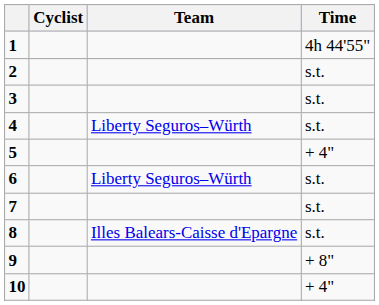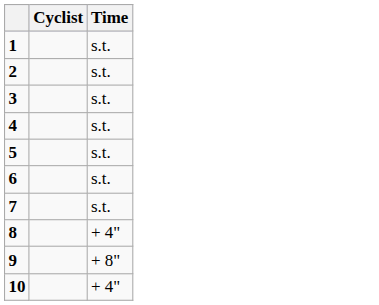- column: (194, 17)
(338, 44) 4h 44'55" -> (101, 44) s.t.
(320, 152) + 4" -> (101, 152) s.t.
(315, 233) s.t. -> (106, 233) + 4"
